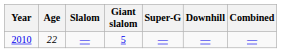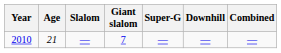(52, 39) 22 -> (52, 39) 21
(123, 39) 5 -> (123, 39) 7
